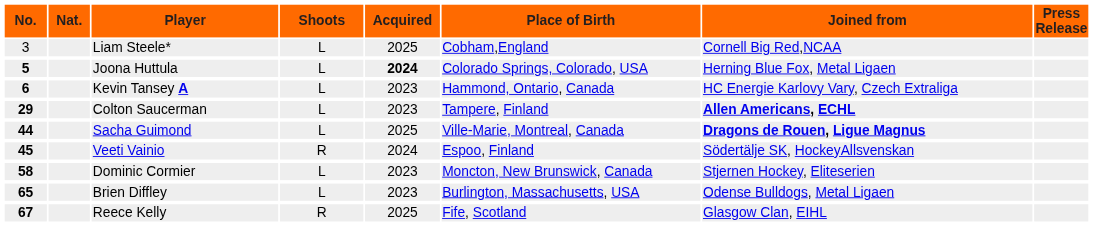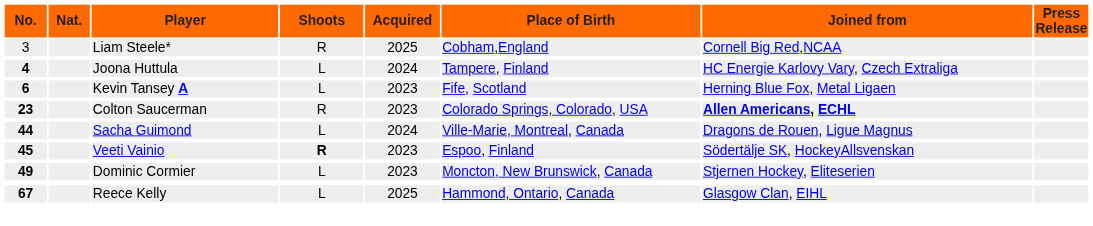(322, 47) L -> (322, 47) R
(26, 68) 5 -> (26, 68) 4
(402, 68) bold -> (402, 68) normal
(545, 68) Colorado Springs, Colorado, USA -> (495, 68) Tampere, Finland
(799, 68) Herning Blue Fox, Metal Ligaen -> (830, 68) HC Energie Karlovy Vary, Czech Extraliga
(528, 89) Hammond, Ontario, Canada -> (484, 89) Fife, Scotland
(830, 89) HC Energie Karlovy Vary, Czech Extraliga -> (799, 89) Herning Blue Fox, Metal Ligaen
(26, 109) 29 -> (26, 109) 23
(322, 109) L -> (322, 109) R
(495, 109) Tampere, Finland -> (545, 109) Colorado Springs, Colorado, USA
(402, 130) 2025 -> (402, 130) 2024
(814, 130) bold -> (808, 130) normal
(322, 150) normal -> (322, 150) bold
(402, 150) 2024 -> (402, 150) 2023
(26, 171) 58 -> (26, 171) 49
- row: (130, 192)
(322, 212) R -> (322, 193) L
(484, 212) Fife, Scotland -> (528, 193) Hammond, Ontario, Canada
